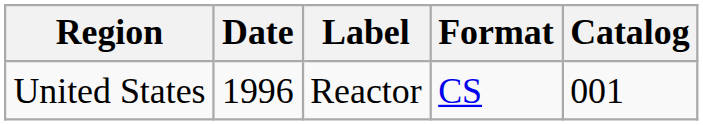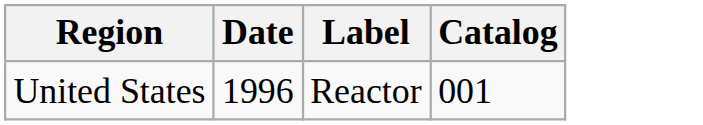- column: (496, 32)
